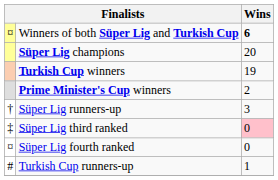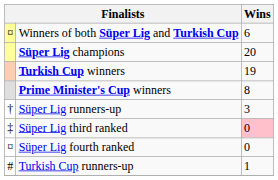(247, 33) bold -> (247, 33) normal
(247, 90) 2 -> (247, 90) 8
